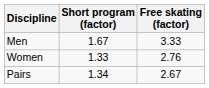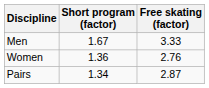(98, 58) 1.33 -> (98, 58) 1.36
(171, 74) 2.67 -> (171, 74) 2.87
